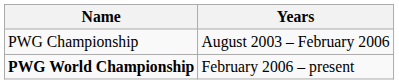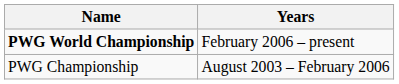rows swapped: (73, 41) <-> (101, 66)
